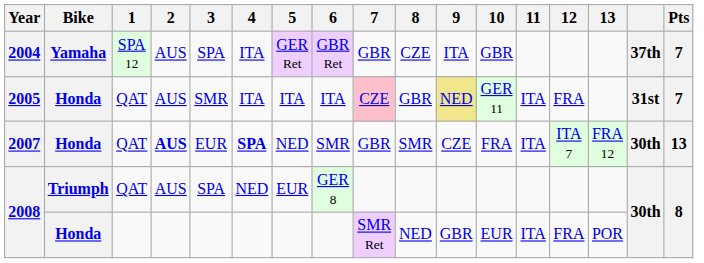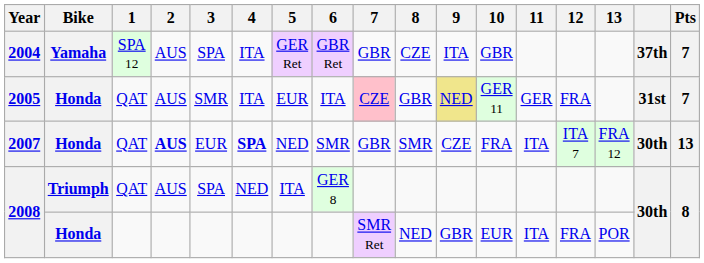(292, 99) ITA -> (292, 99) EUR
(533, 99) ITA -> (536, 99) GER
(292, 189) EUR -> (292, 189) ITA
